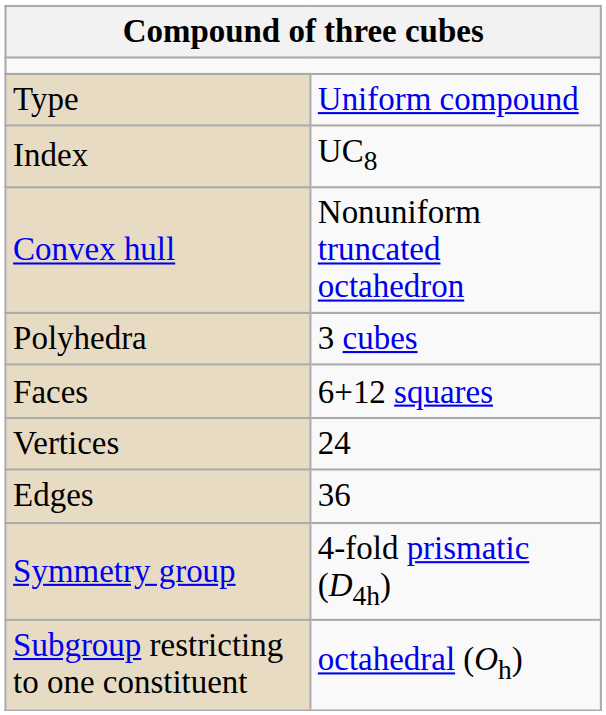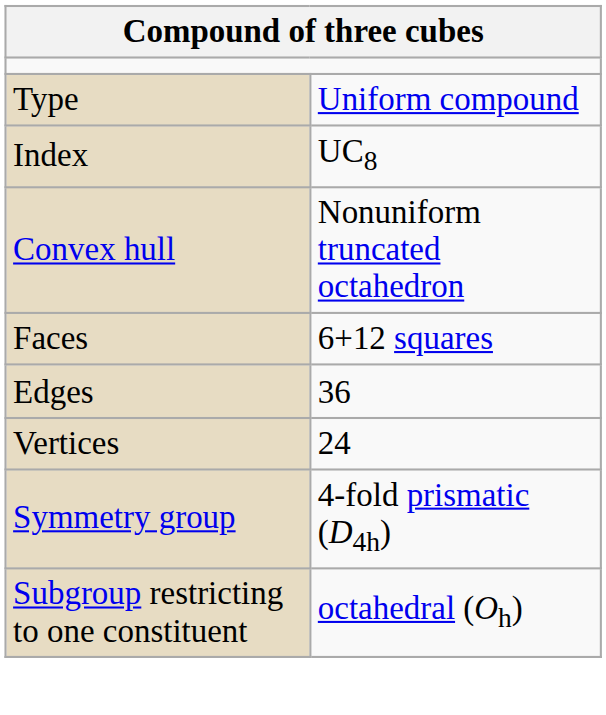- row: (80, 338)
rows swapped: (53, 495) <-> (66, 443)
